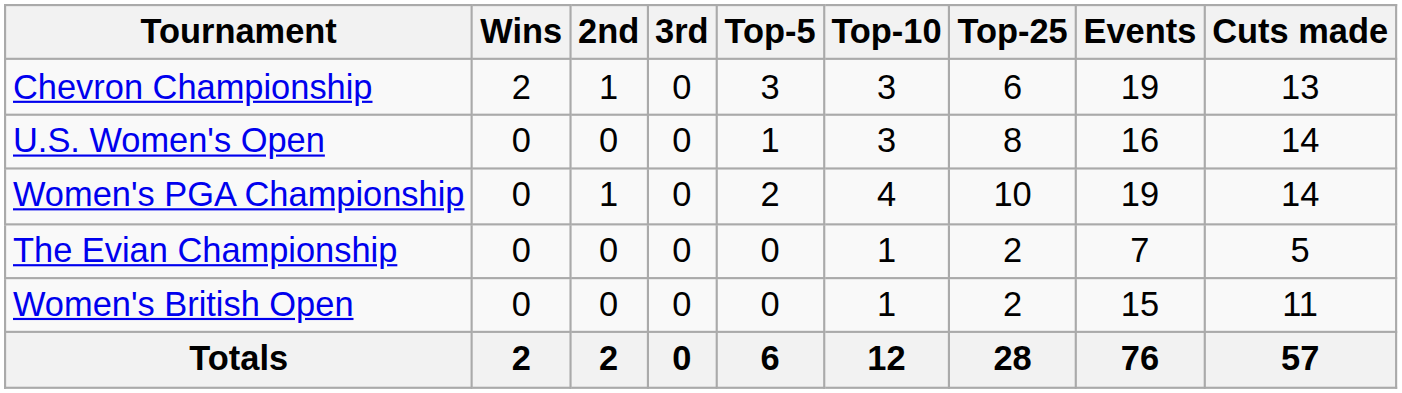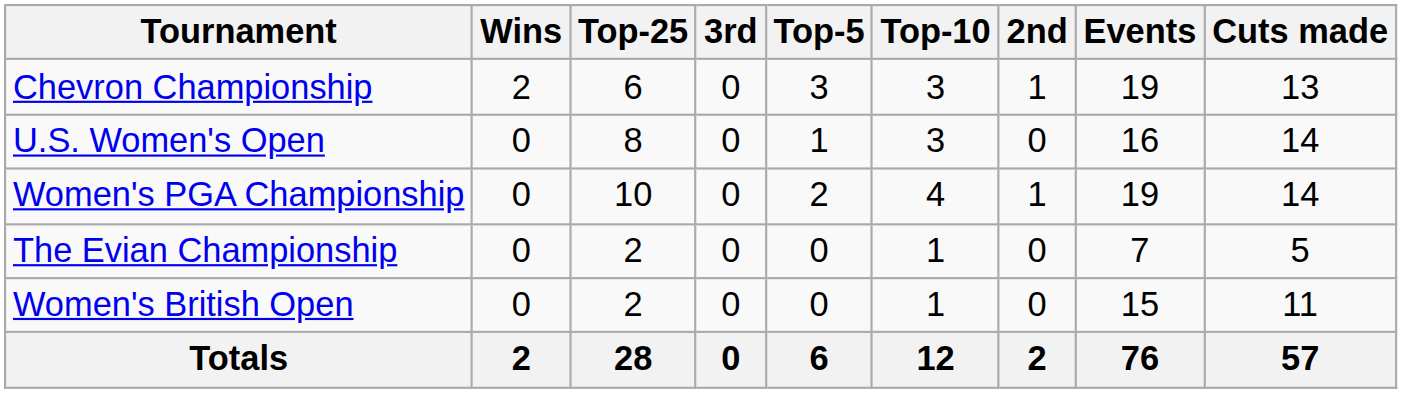columns swapped: (609, 31) <-> (1013, 31)
